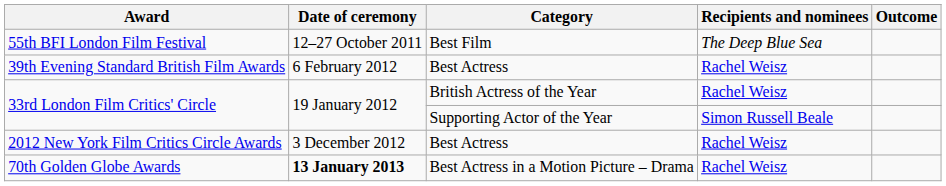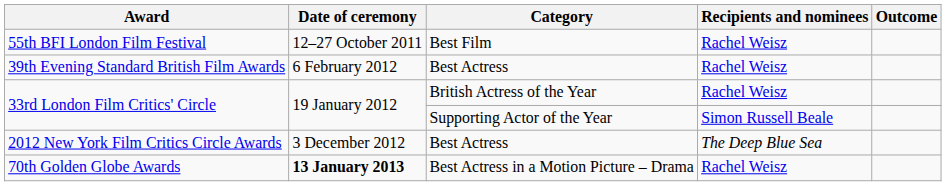(762, 42) The Deep Blue Sea -> (744, 42) Rachel Weisz
(744, 142) Rachel Weisz -> (762, 142) The Deep Blue Sea
